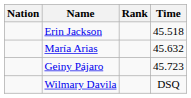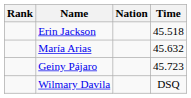columns swapped: (135, 13) <-> (23, 13)
